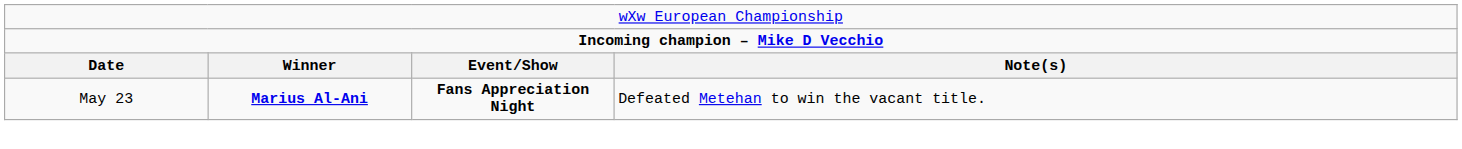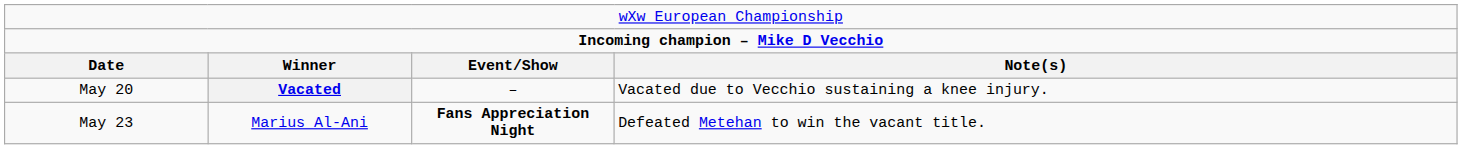+ row: (106, 90)
(310, 98) bold -> (310, 123) normal
